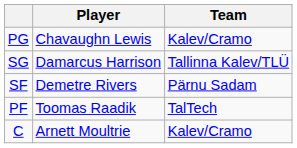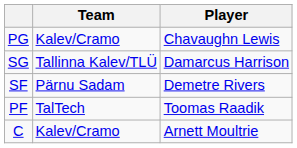columns swapped: (98, 16) <-> (228, 16)
